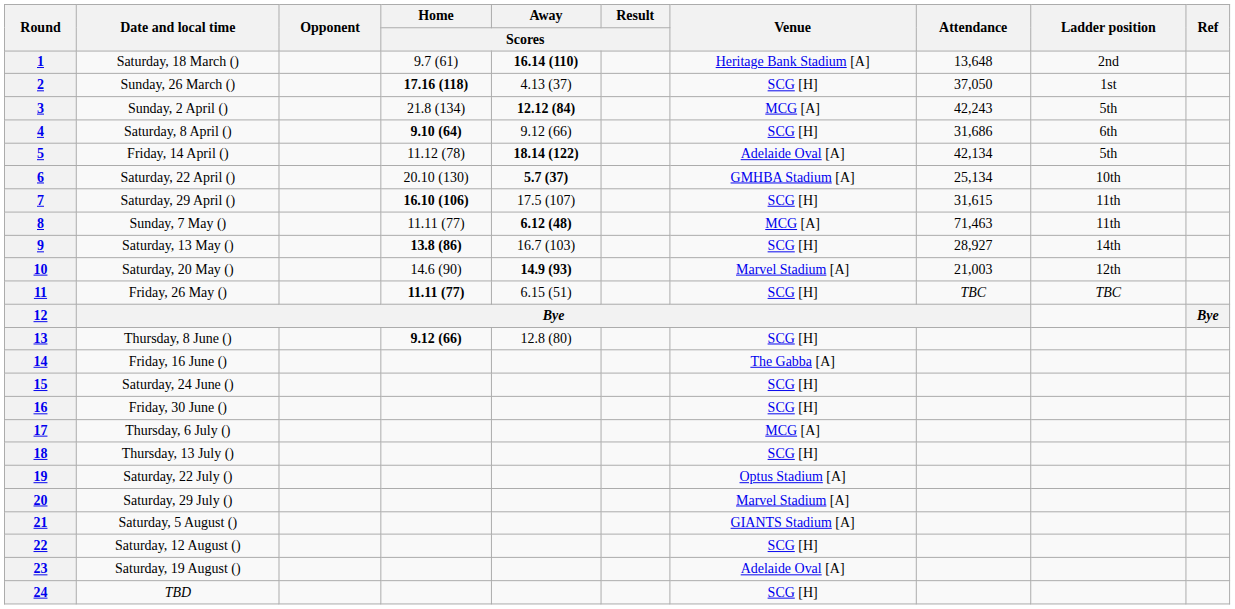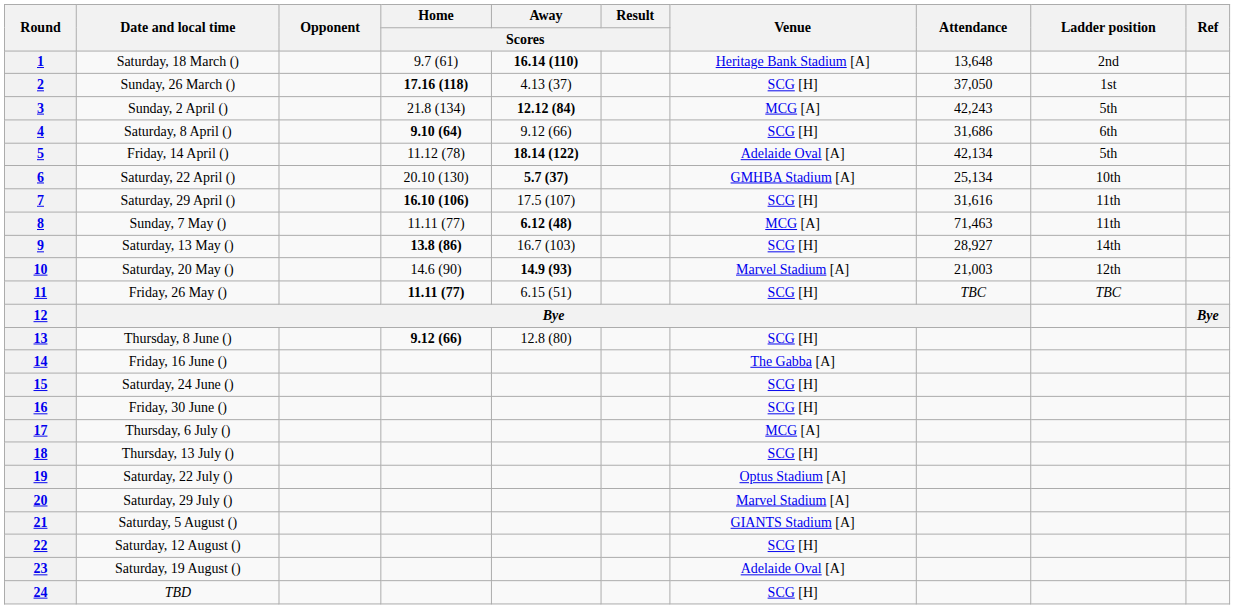(973, 200) 31,615 -> (973, 200) 31,616
